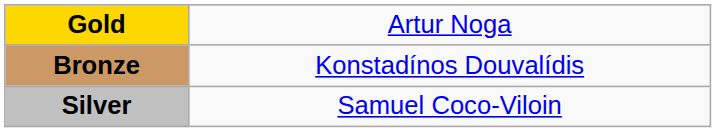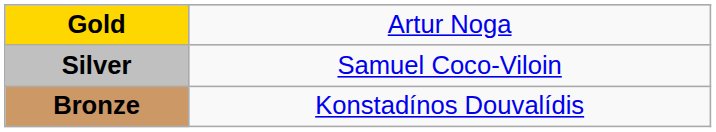rows swapped: (97, 106) <-> (97, 65)
